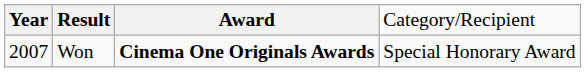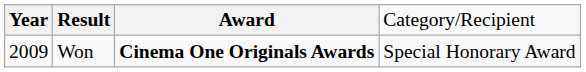(29, 50) 2007 -> (29, 50) 2009
